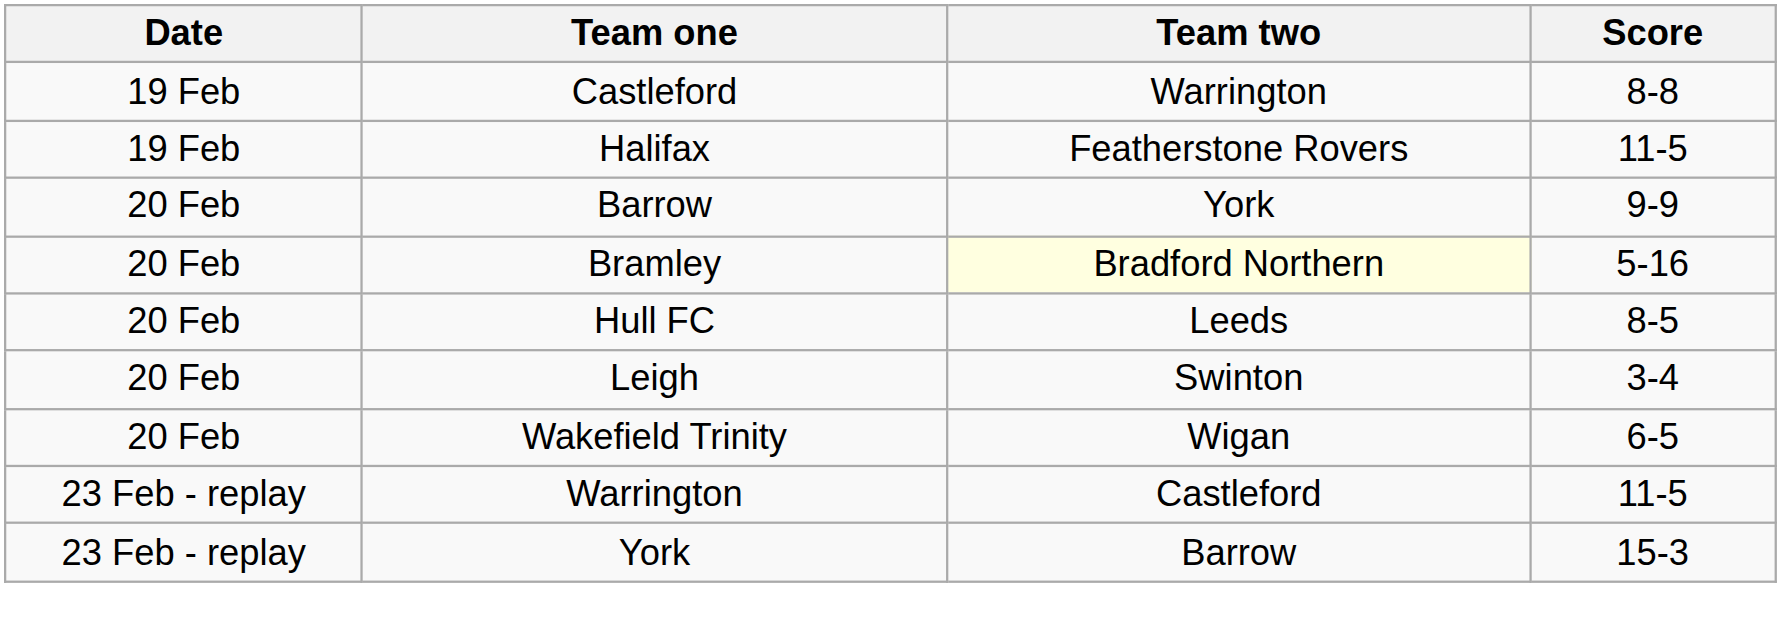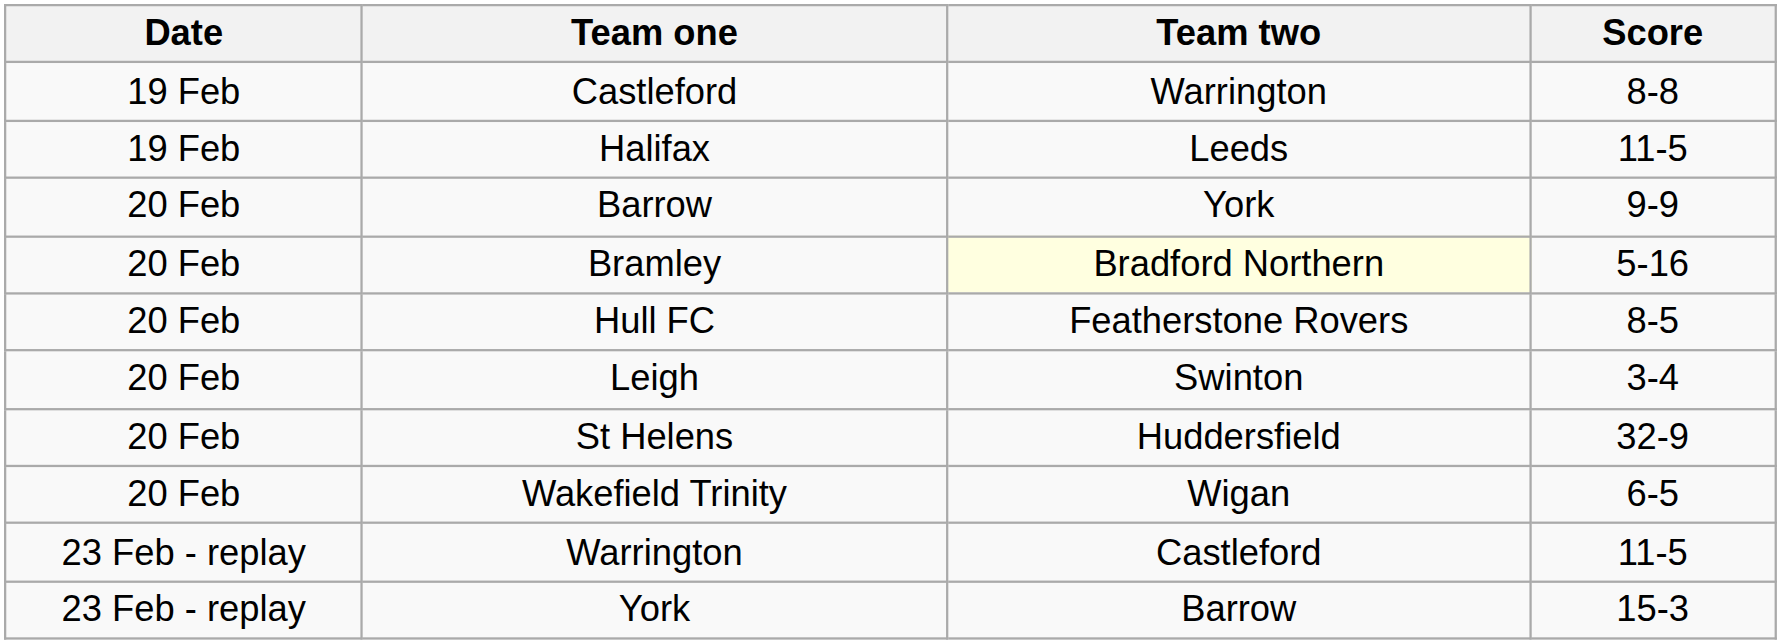(1239, 148) Featherstone Rovers -> (1239, 148) Leeds
(1239, 321) Leeds -> (1239, 321) Featherstone Rovers
+ row: (654, 436)
